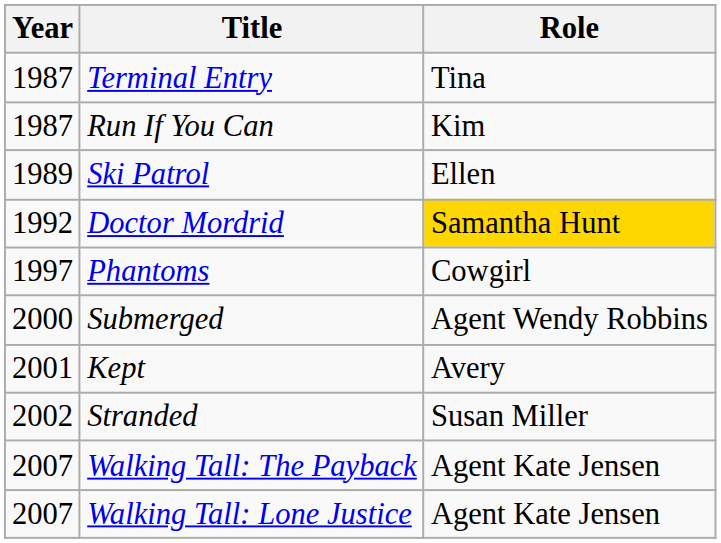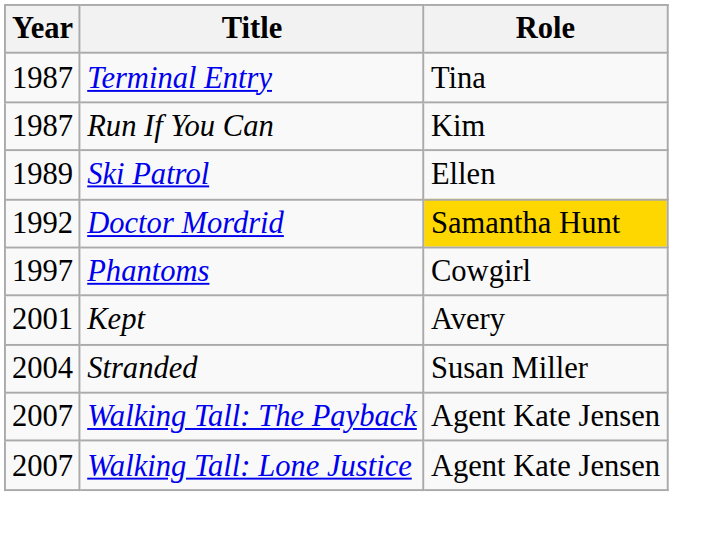- row: (155, 319)
(43, 416) 2002 -> (43, 367) 2004
